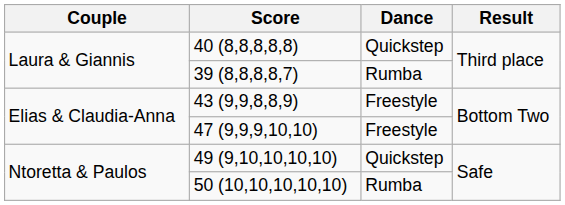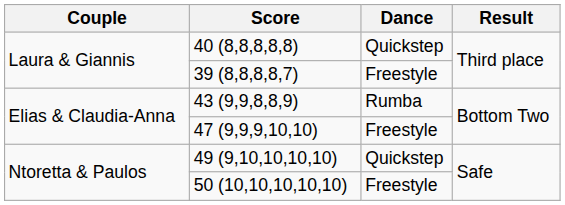(394, 74) Rumba -> (401, 74) Freestyle
(401, 102) Freestyle -> (394, 102) Rumba
(394, 185) Rumba -> (401, 185) Freestyle
